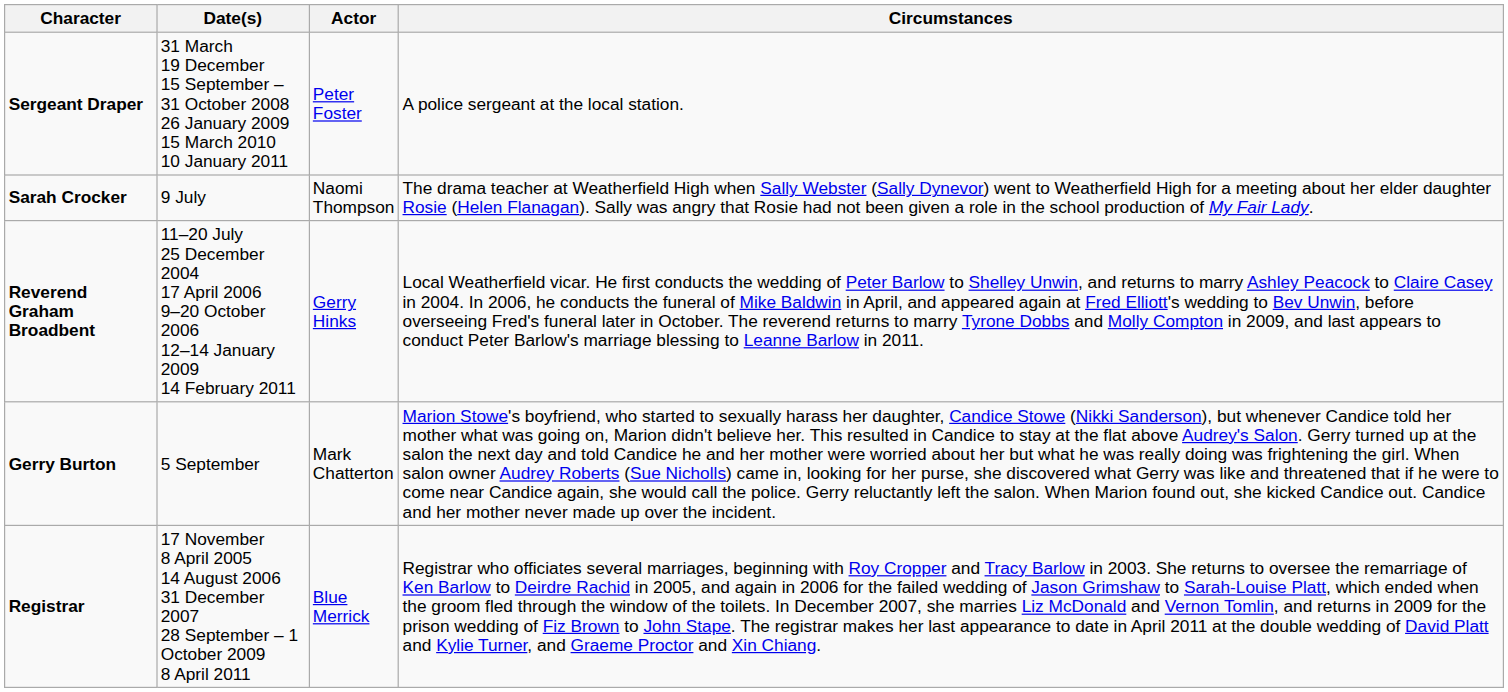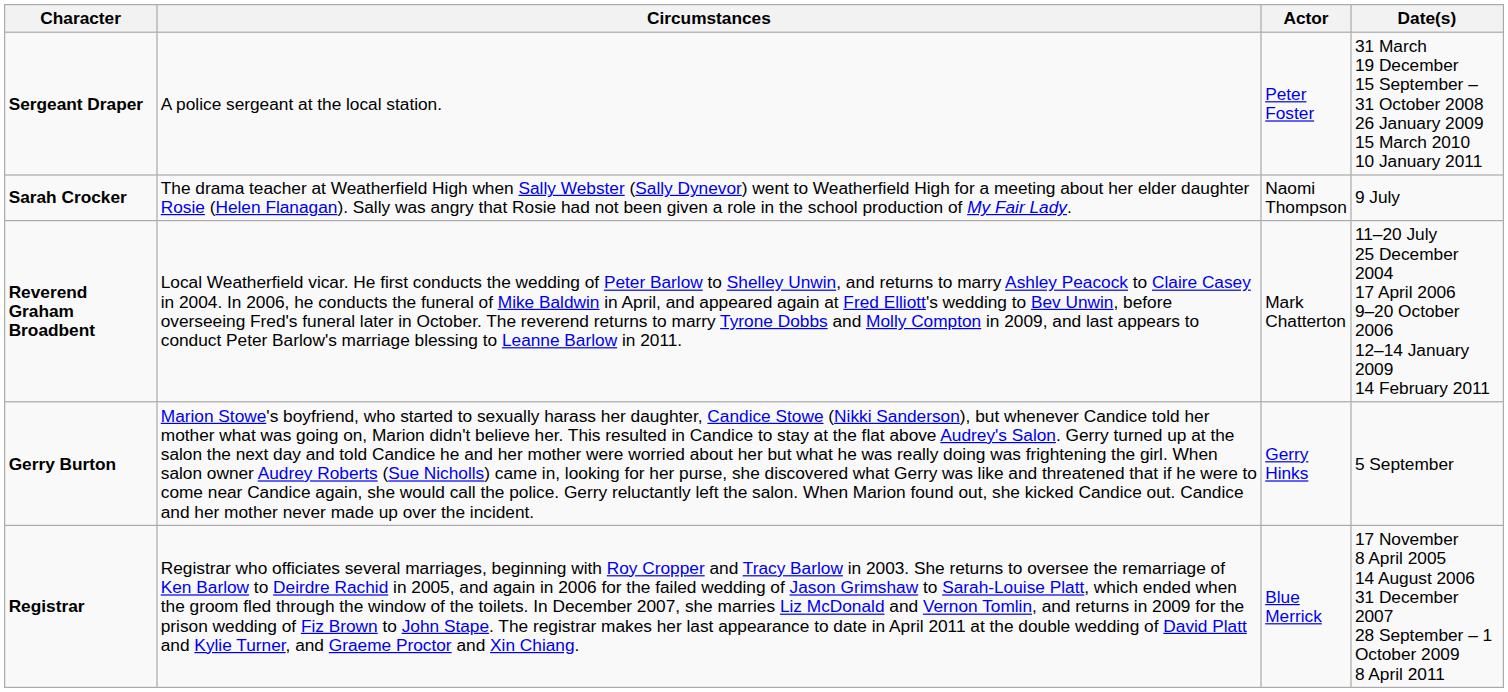columns swapped: (233, 19) <-> (951, 19)
(334, 312) Gerry Hinks -> (1306, 312) Mark Chatterton
(353, 464) Mark Chatterton -> (1287, 464) Gerry Hinks
